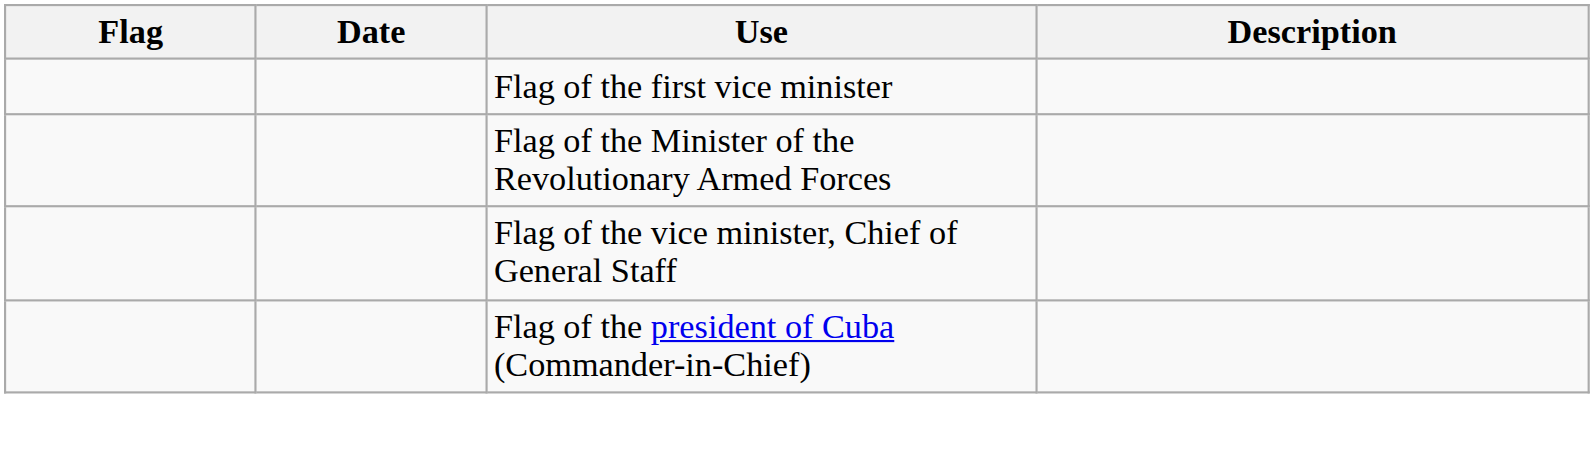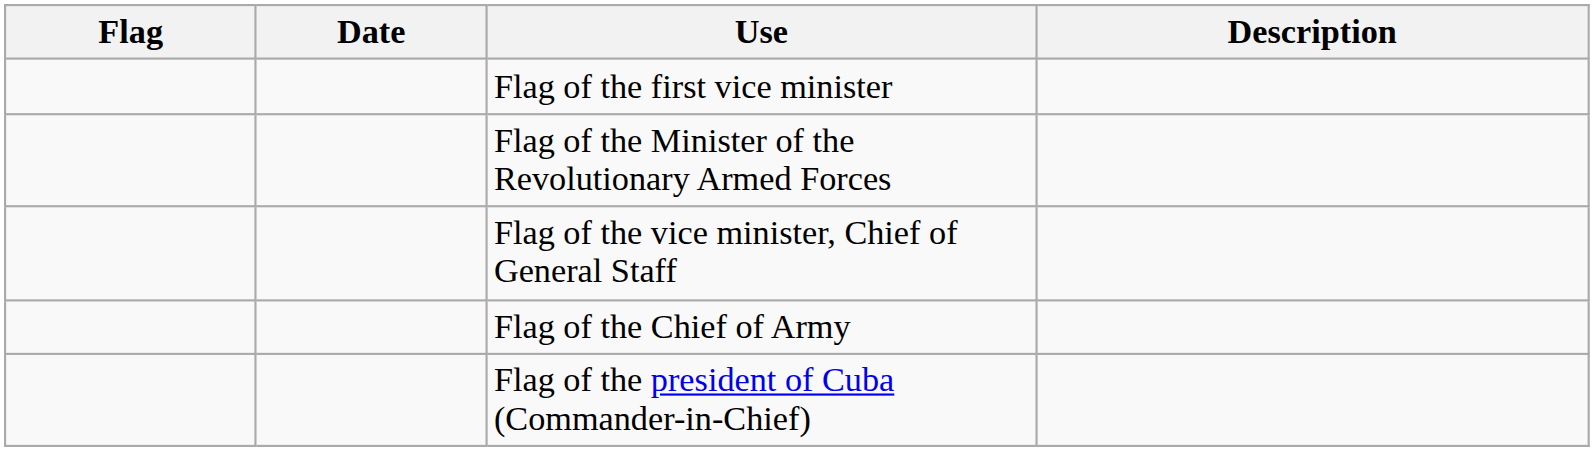+ row: (672, 325)
